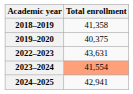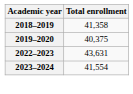(96, 68) lightsalmon background -> (96, 68) no background
- row: (35, 82)
